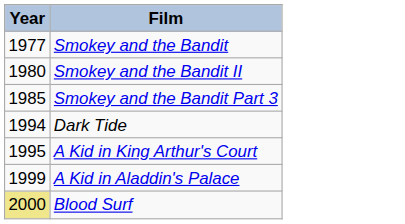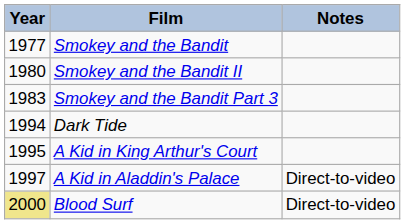+ column: (340, 18)
(27, 98) 1985 -> (27, 98) 1983
(27, 178) 1999 -> (27, 178) 1997
